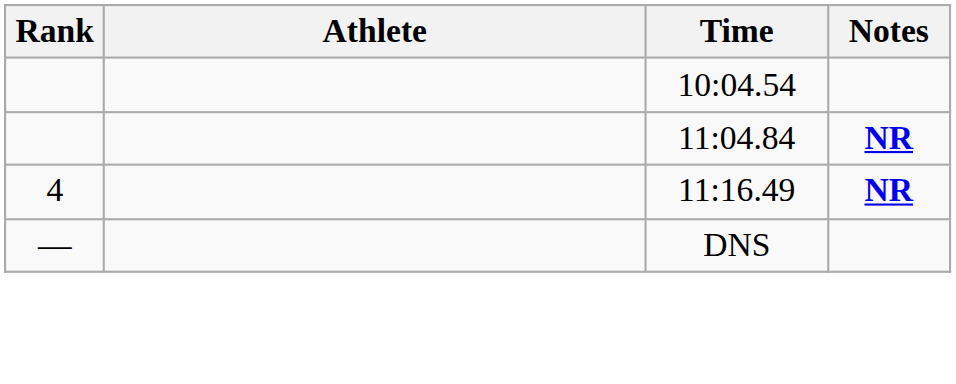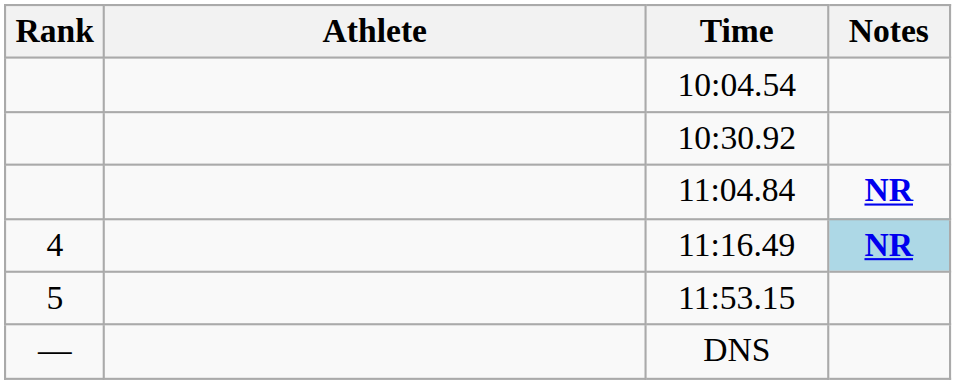+ row: (737, 137)
(889, 191) no background -> (889, 244) lightblue background
+ row: (737, 297)
